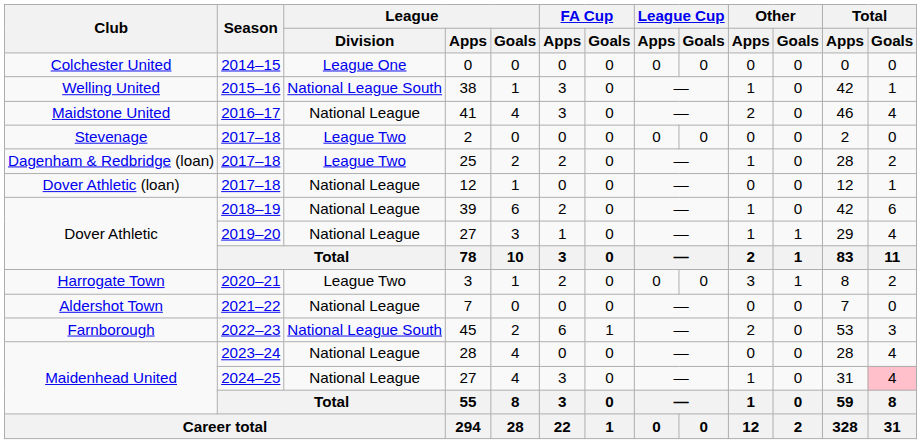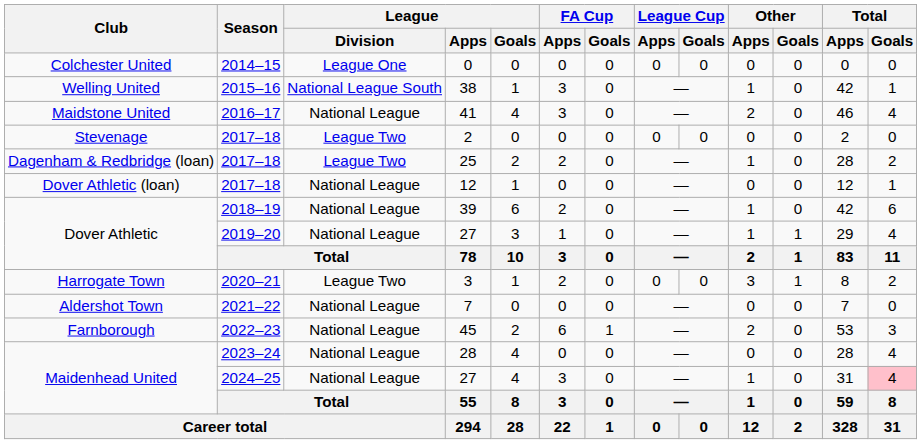(365, 329) National League South -> (365, 329) National League
